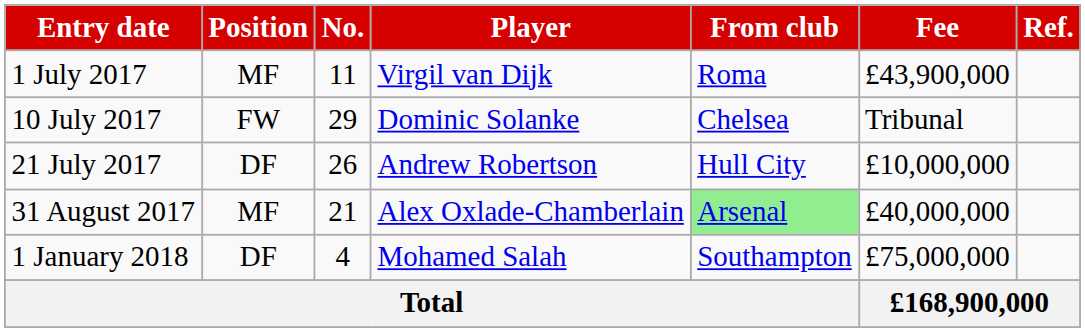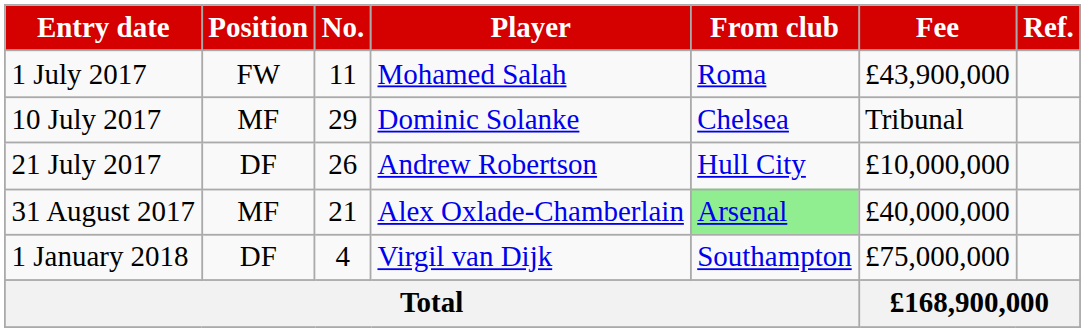(258, 73) MF -> (258, 73) FW
(465, 73) Virgil van Dijk -> (472, 73) Mohamed Salah
(258, 119) FW -> (258, 119) MF
(472, 257) Mohamed Salah -> (465, 257) Virgil van Dijk
